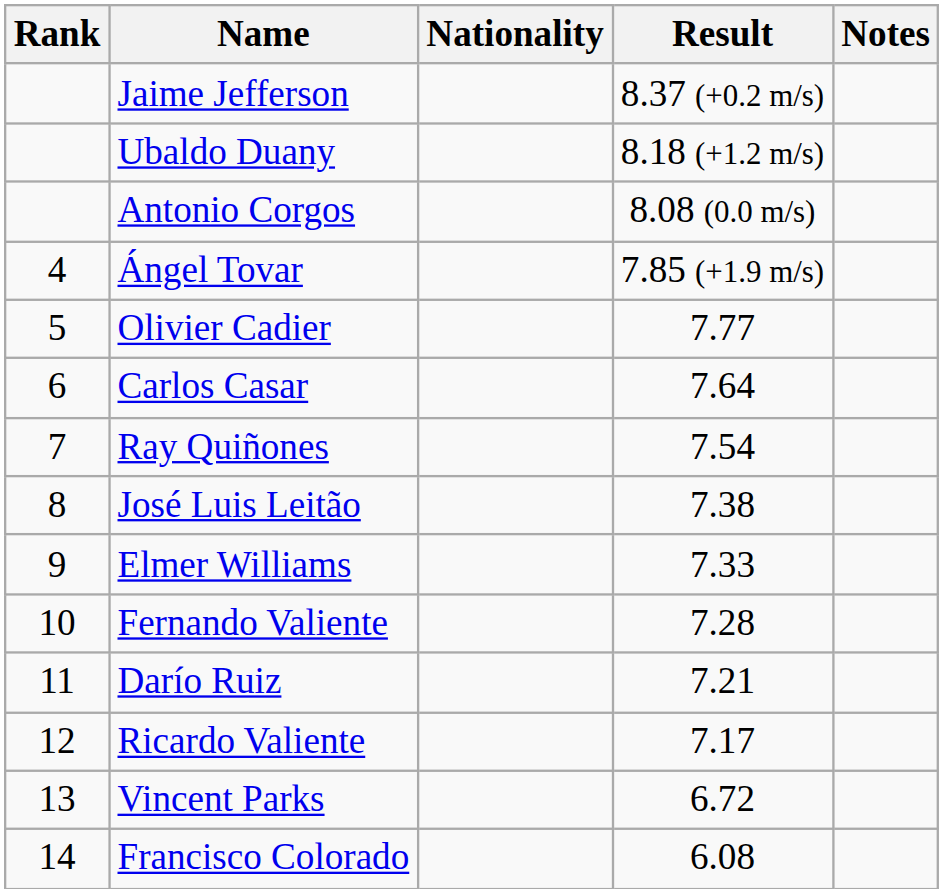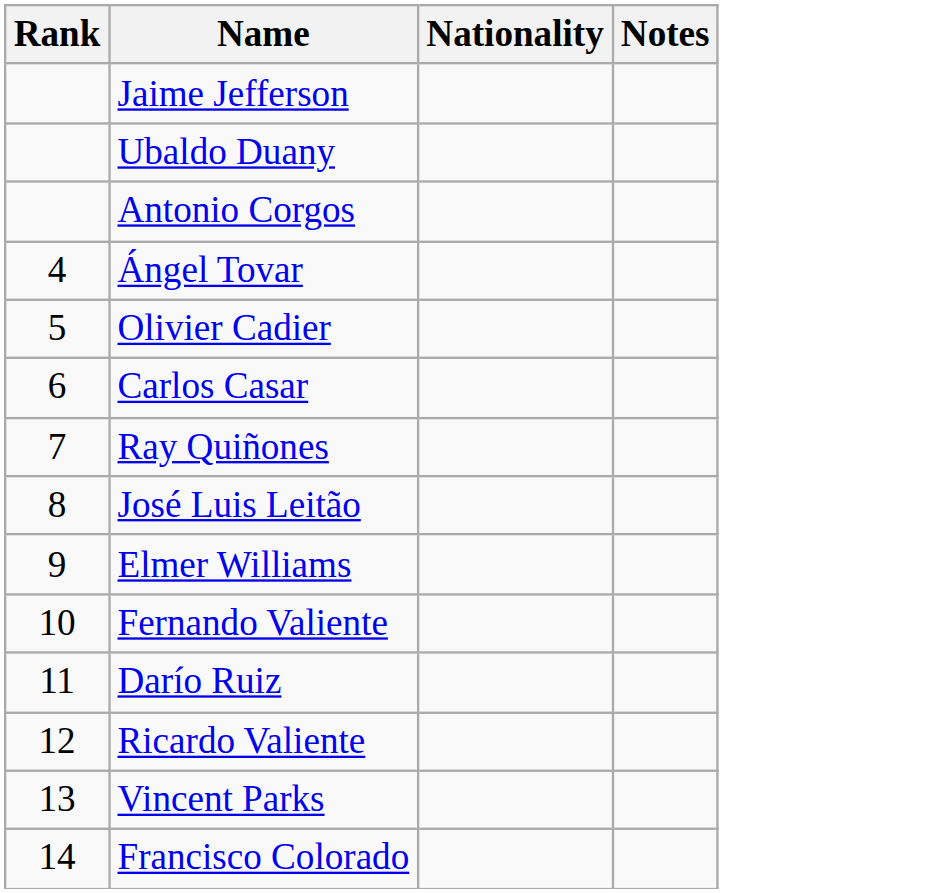- column: (723, 33)
